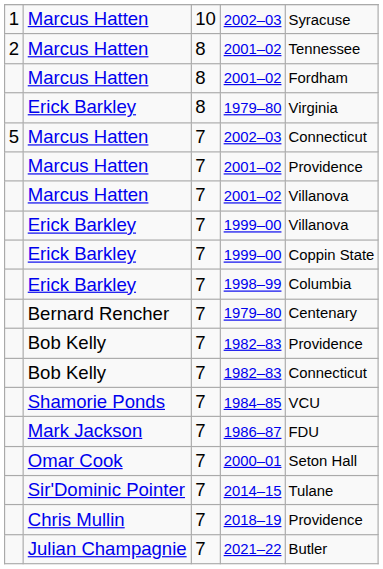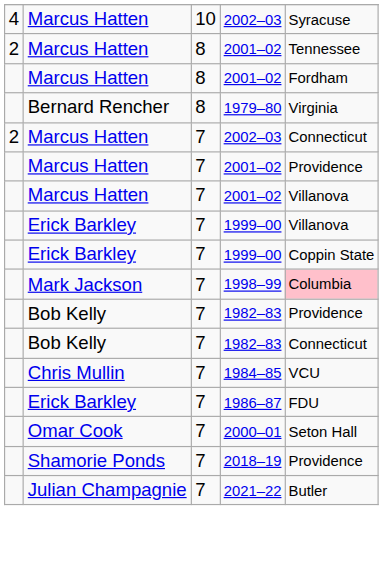(14, 19) 1 -> (14, 19) 4
(82, 107) Erick Barkley -> (98, 107) Bernard Rencher
(14, 136) 5 -> (14, 136) 2
(82, 284) Erick Barkley -> (85, 284) Mark Jackson
(320, 284) no background -> (320, 284) pink background
- row: (200, 313)
(96, 401) Shamorie Ponds -> (76, 372) Chris Mullin
(85, 431) Mark Jackson -> (82, 401) Erick Barkley
- row: (200, 490)
(76, 519) Chris Mullin -> (96, 460) Shamorie Ponds
